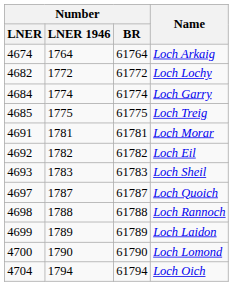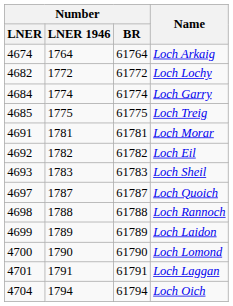+ row: (186, 271)
